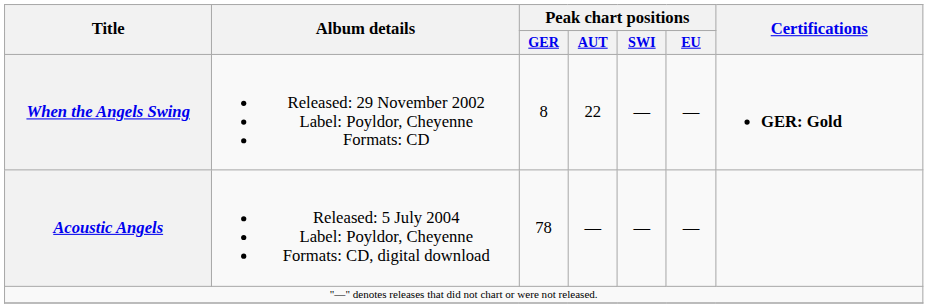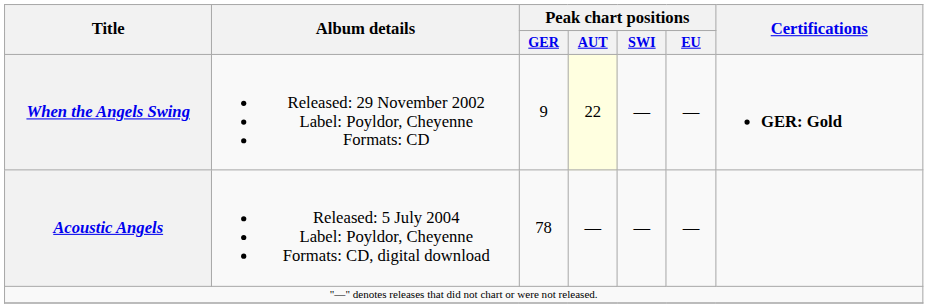(544, 112) 8 -> (544, 112) 9
(593, 112) no background -> (593, 112) lightyellow background
